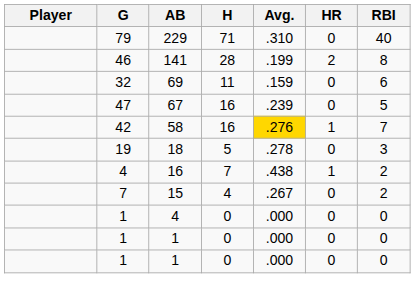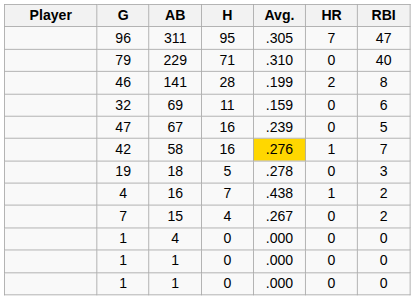+ row: (123, 37)
